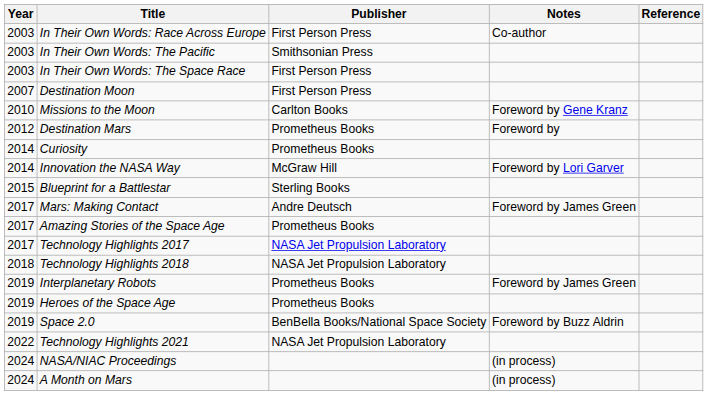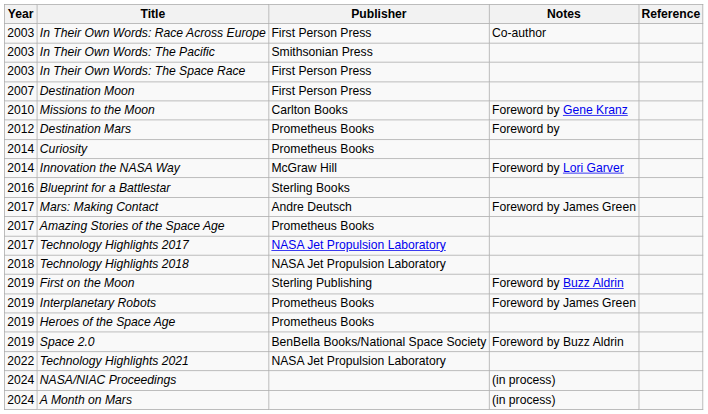(21, 187) 2015 -> (21, 187) 2016
+ row: (87, 284)
